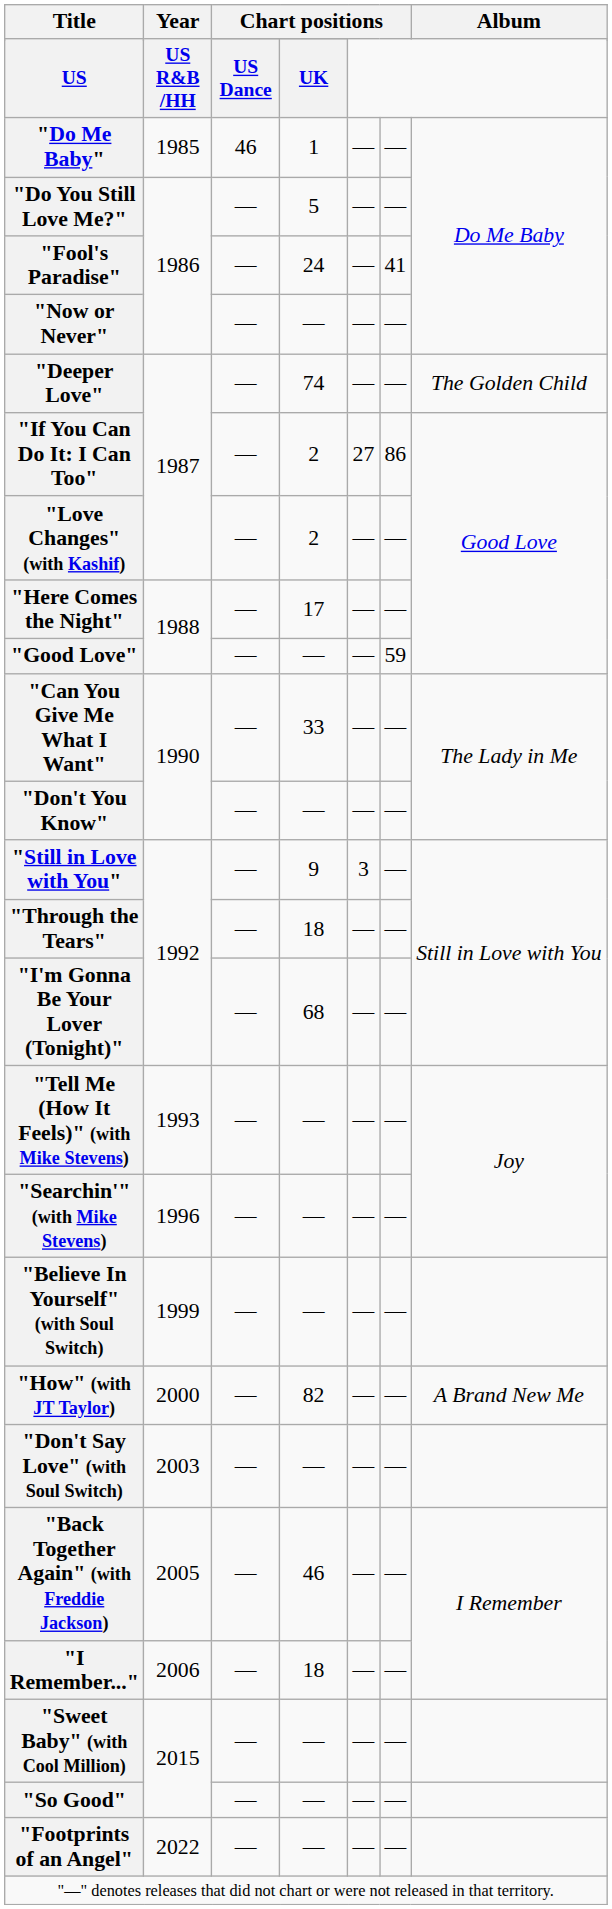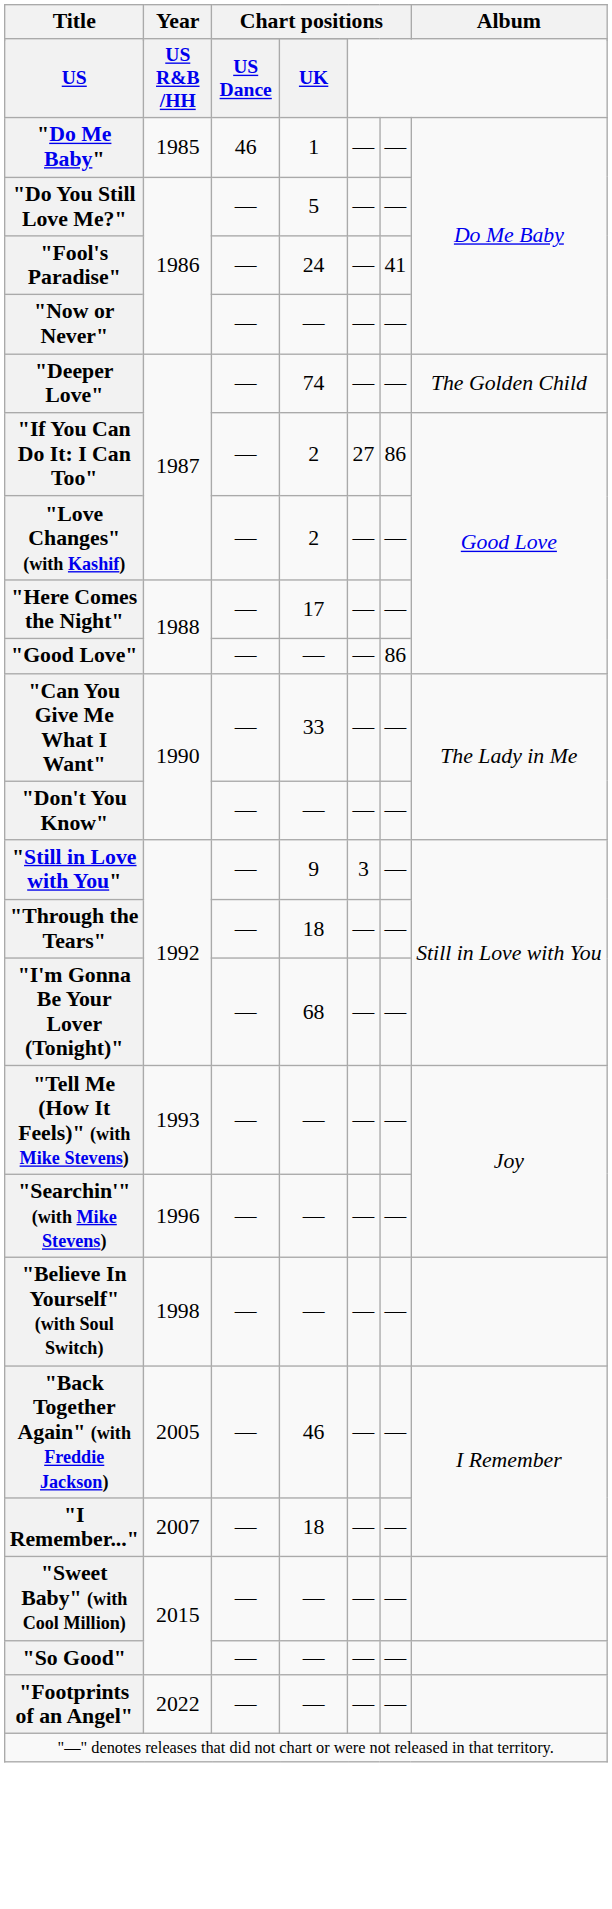(395, 655) 59 -> (395, 655) 86
(178, 1311) 1999 -> (178, 1311) 1998
- row: (74, 1394)
- row: (74, 1465)
(178, 1669) 2006 -> (178, 1527) 2007
